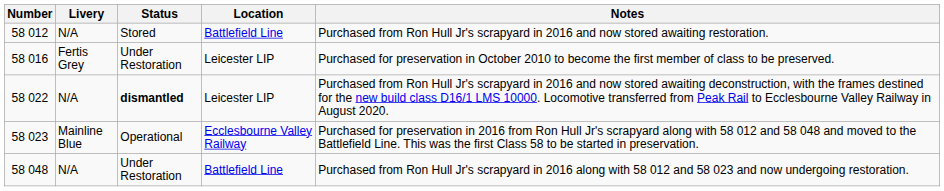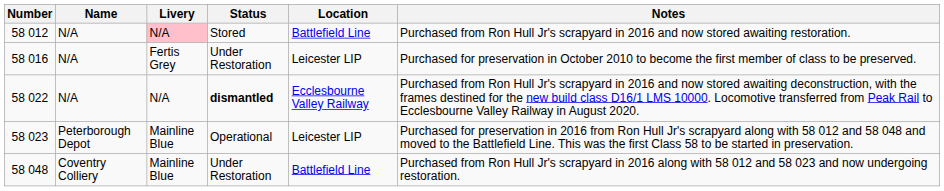+ column: (101, 14)
(68, 33) no background -> (160, 33) pink background
(239, 98) Leicester LIP -> (330, 98) Ecclesbourne Valley Railway
(258, 137) Ecclesbourne Valley Railway -> (327, 137) Leicester LIP
(68, 169) N/A -> (172, 169) Mainline Blue
